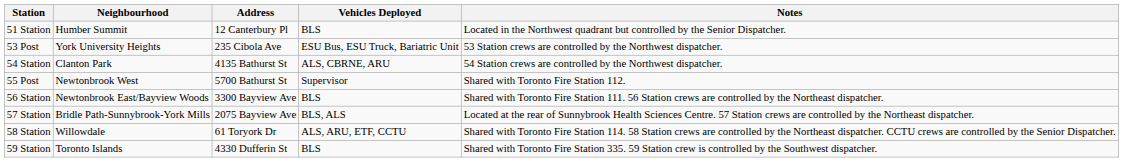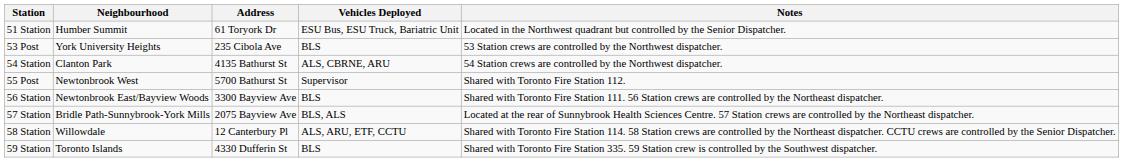(251, 30) 12 Canterbury Pl -> (246, 30) 61 Toryork Dr
(311, 30) BLS -> (380, 30) ESU Bus, ESU Truck, Bariatric Unit
(380, 47) ESU Bus, ESU Truck, Bariatric Unit -> (311, 47) BLS
(246, 132) 61 Toryork Dr -> (251, 132) 12 Canterbury Pl
